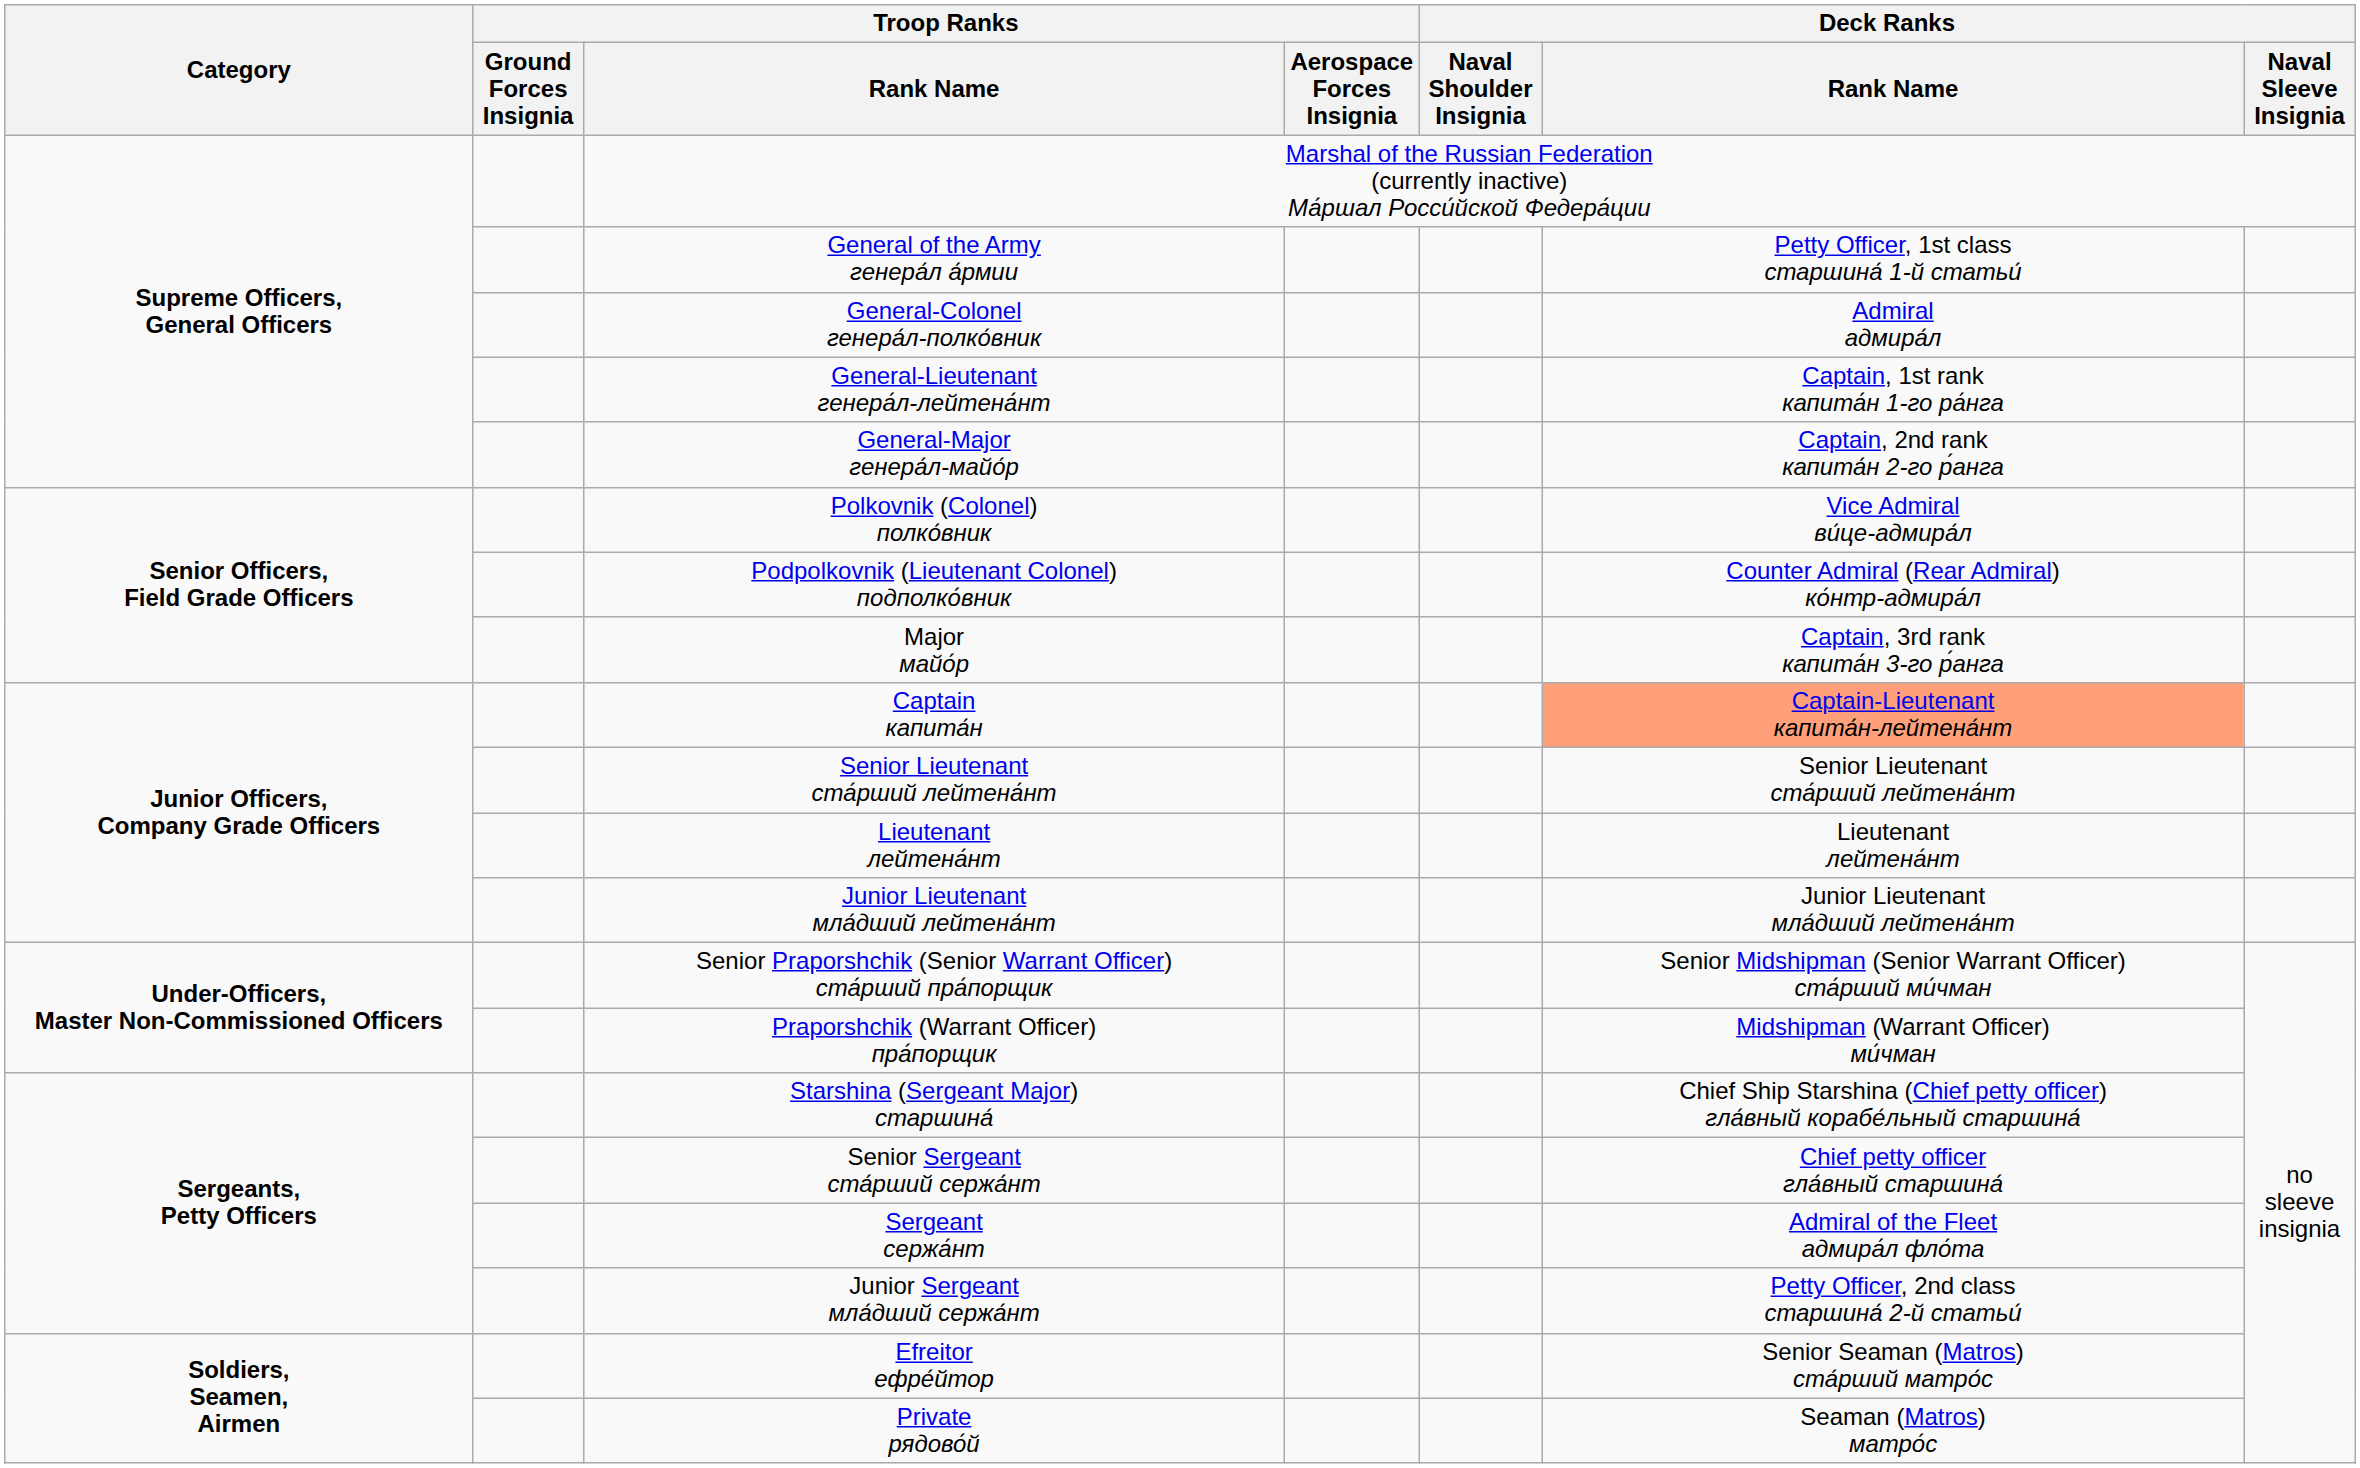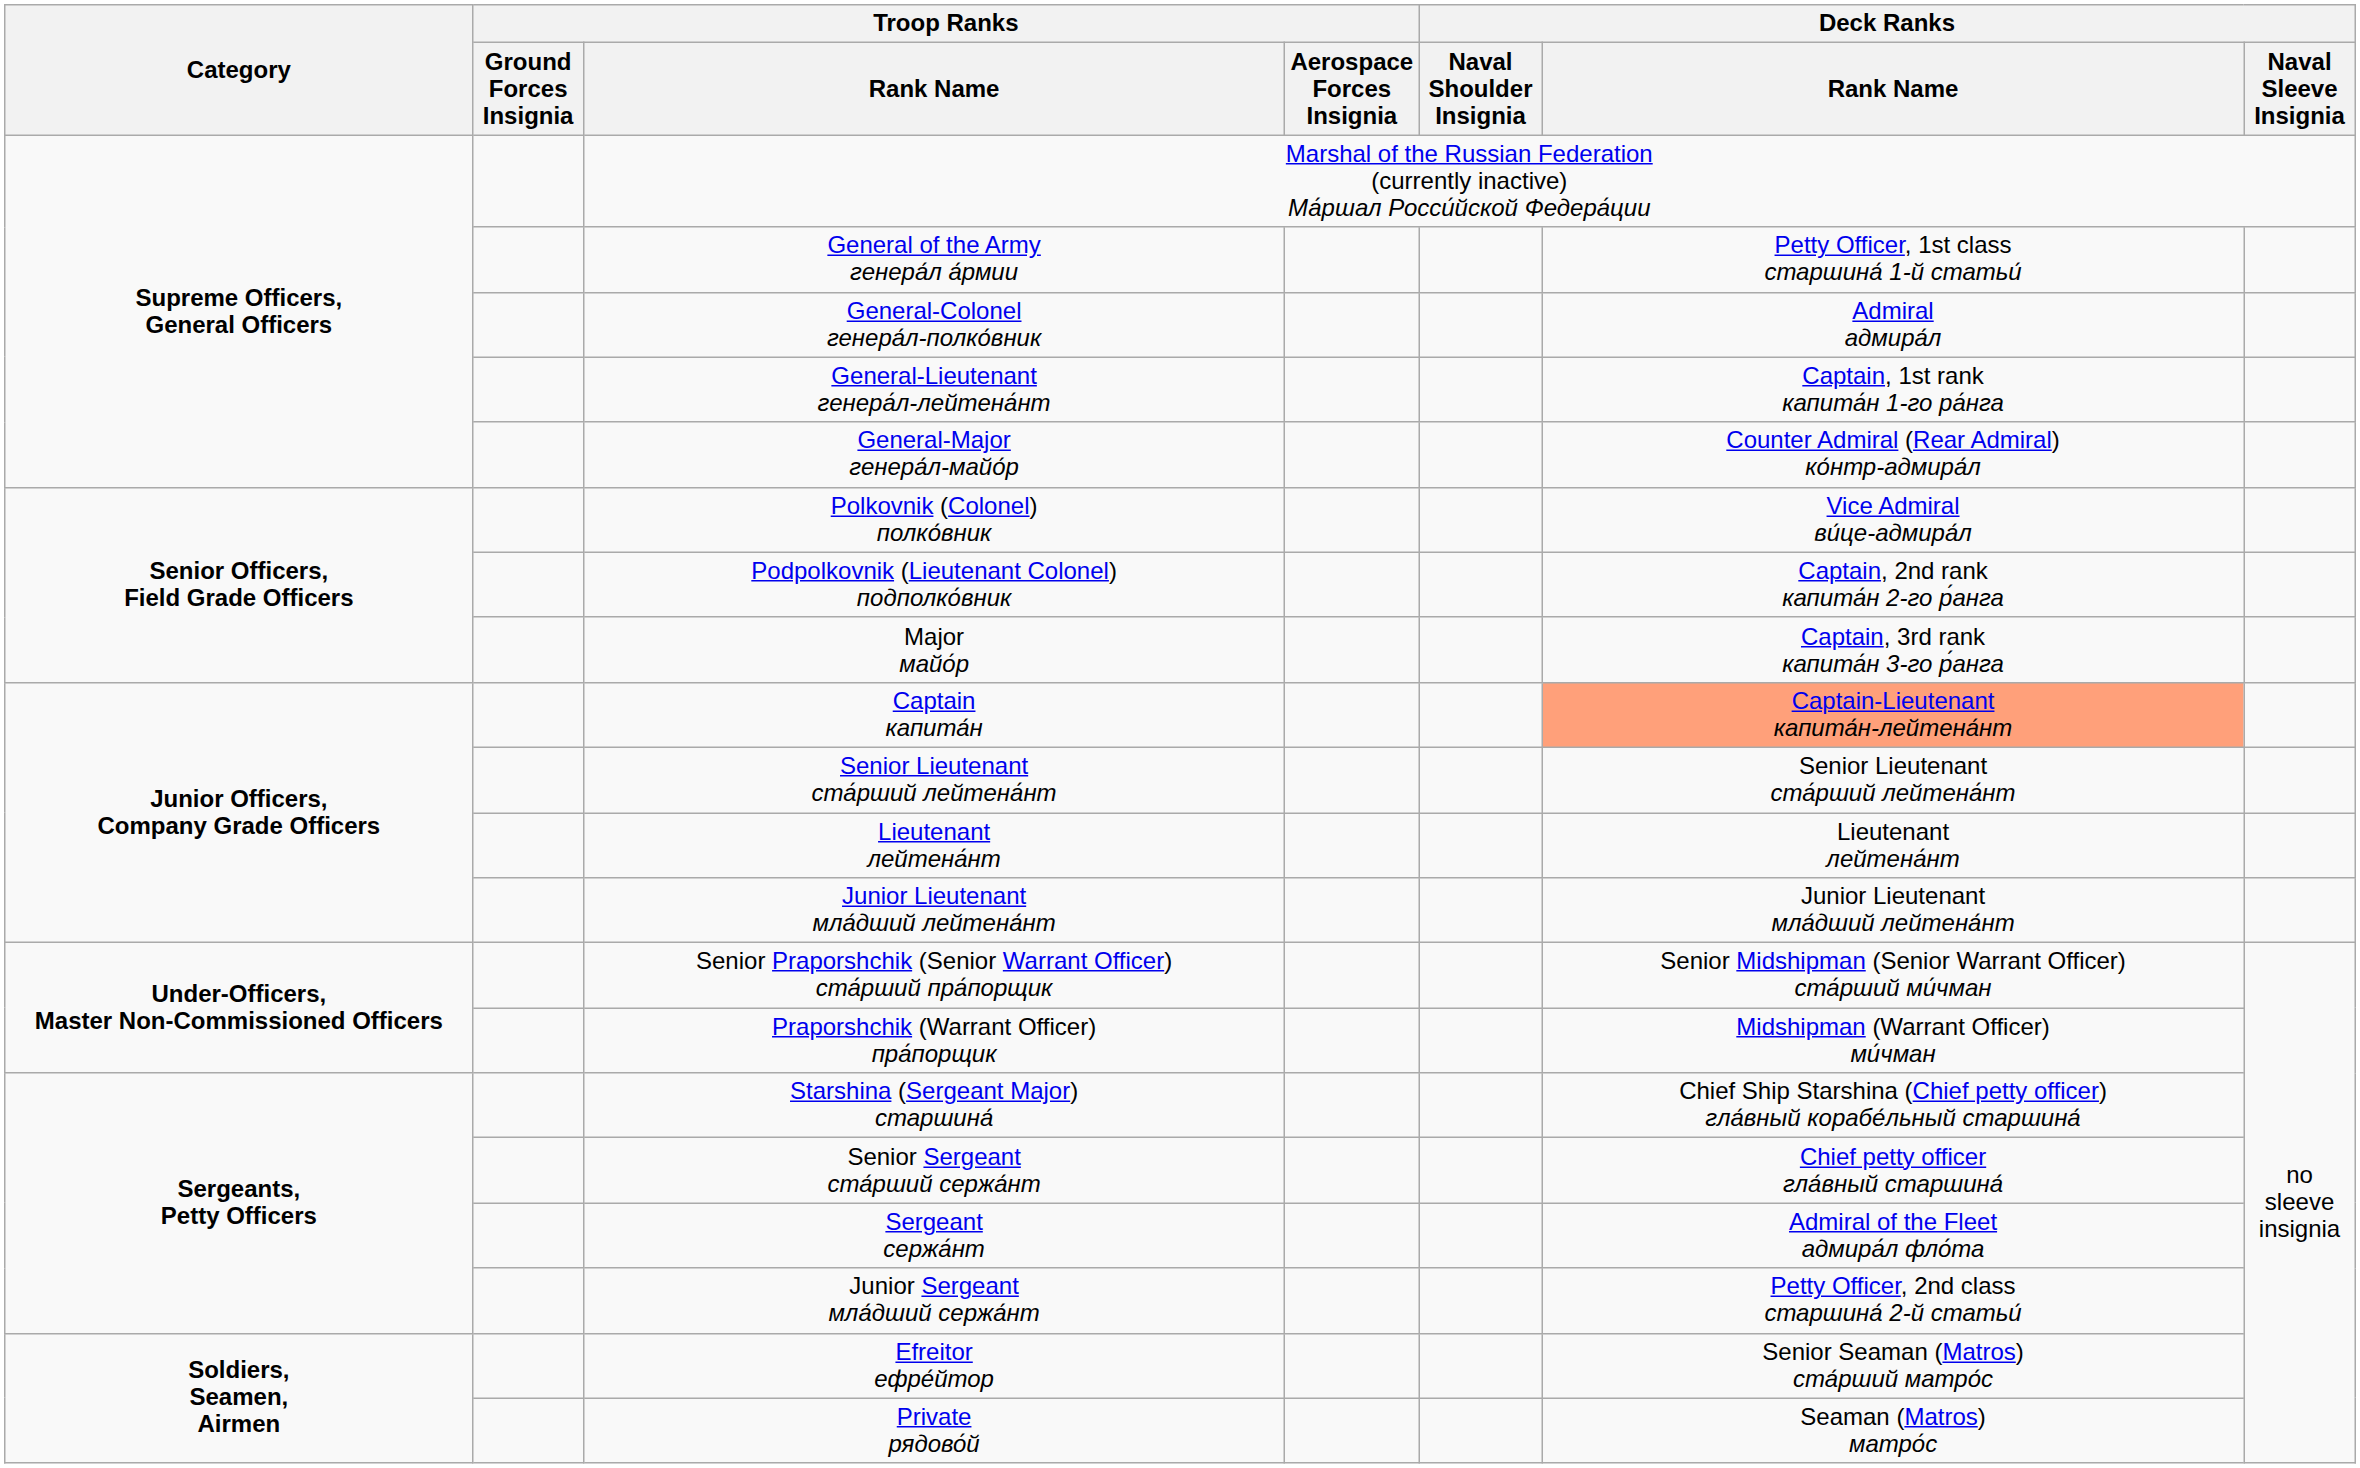(1893, 454) Captain, 2nd rank капита́н 2-го р́анга -> (1893, 454) Counter Admiral (Rear Admiral) ко́нтр-адмира́л
(1893, 584) Counter Admiral (Rear Admiral) ко́нтр-адмира́л -> (1893, 584) Captain, 2nd rank капита́н 2-го р́анга
